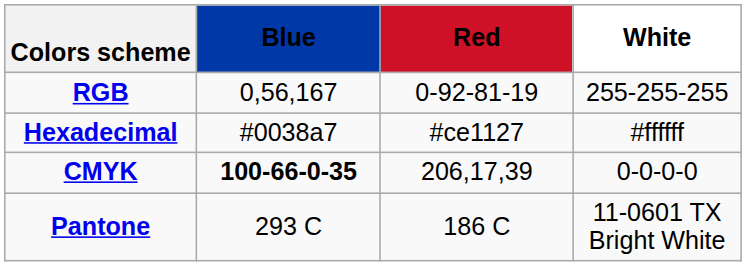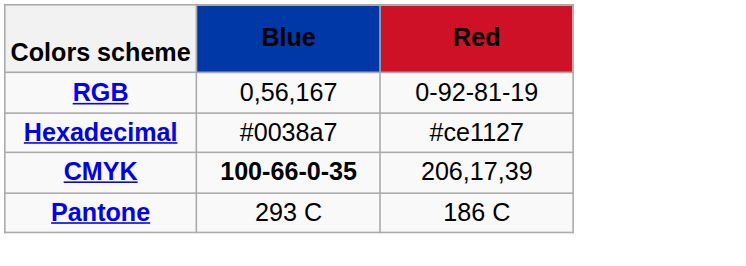- column: (657, 38)
